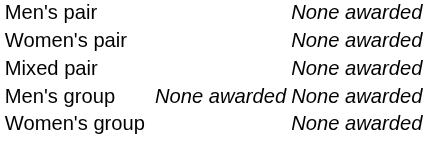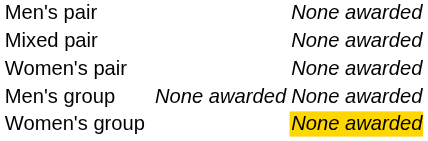rows swapped: (66, 40) <-> (51, 68)
(357, 123) no background -> (357, 123) gold background
